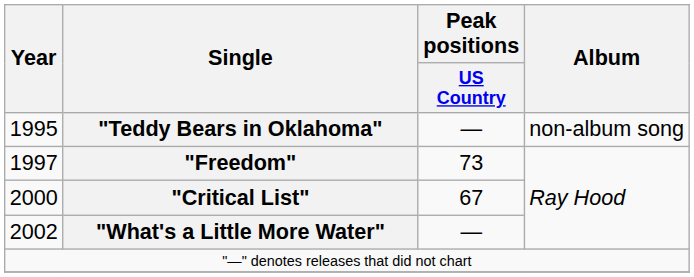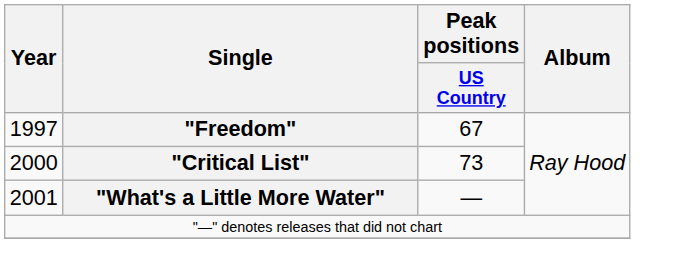- row: (240, 129)
(471, 163) 73 -> (471, 129) 67
(471, 197) 67 -> (471, 163) 73
(34, 231) 2002 -> (34, 197) 2001
